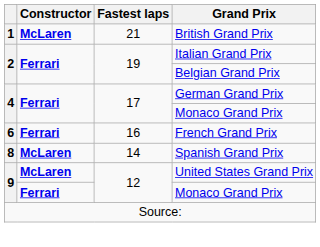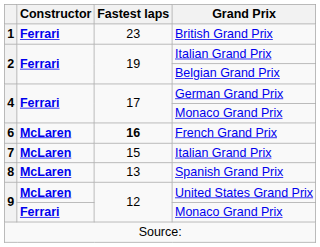(46, 34) McLaren -> (40, 34) Ferrari
(133, 34) 21 -> (133, 34) 23
(40, 133) Ferrari -> (46, 133) McLaren
(133, 133) normal -> (133, 133) bold
+ row: (11, 152)
(133, 152) 14 -> (133, 172) 13
